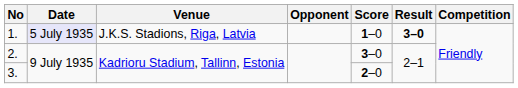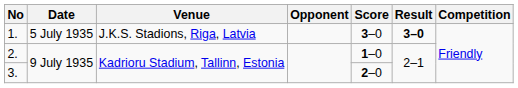(61, 33) lavender background -> (61, 33) no background
(372, 33) 1–0 -> (372, 33) 3–0
(372, 53) 3–0 -> (372, 53) 1–0
